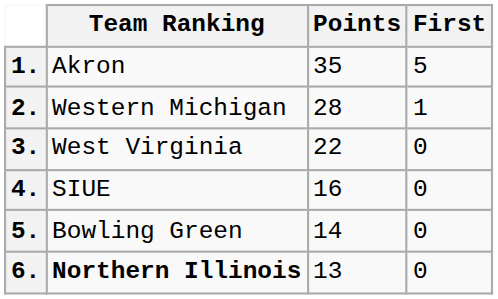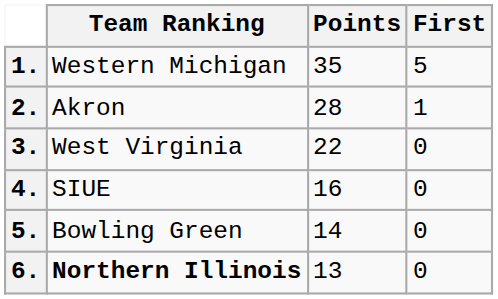(89, 66) Akron -> (169, 66) Western Michigan
(169, 107) Western Michigan -> (89, 107) Akron
